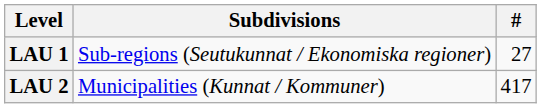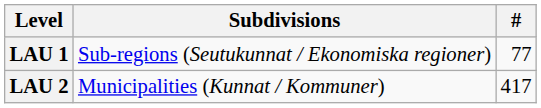(521, 53) 27 -> (521, 53) 77
